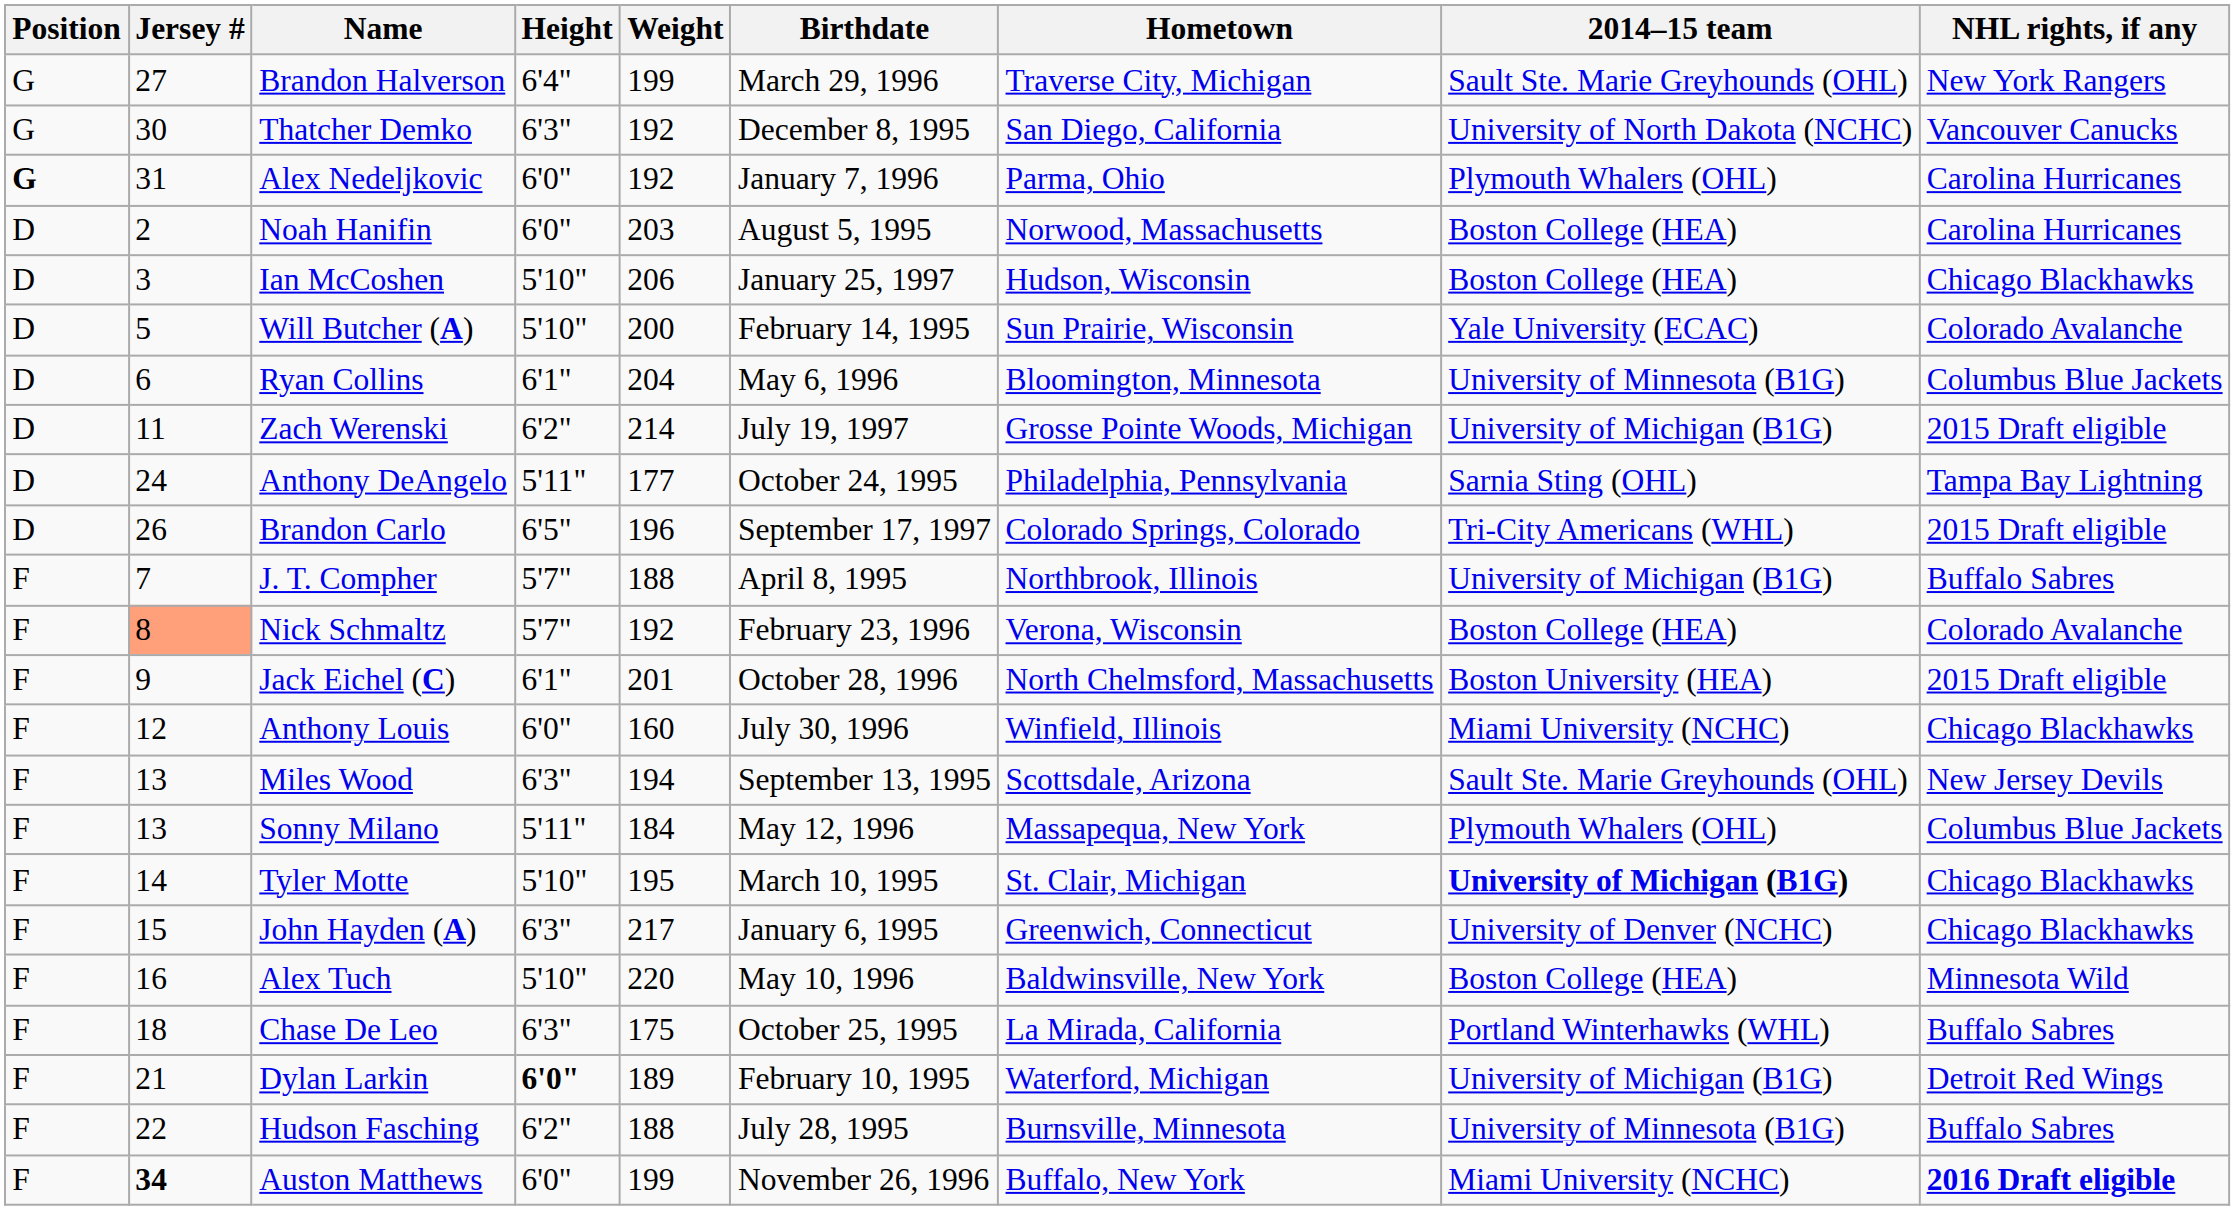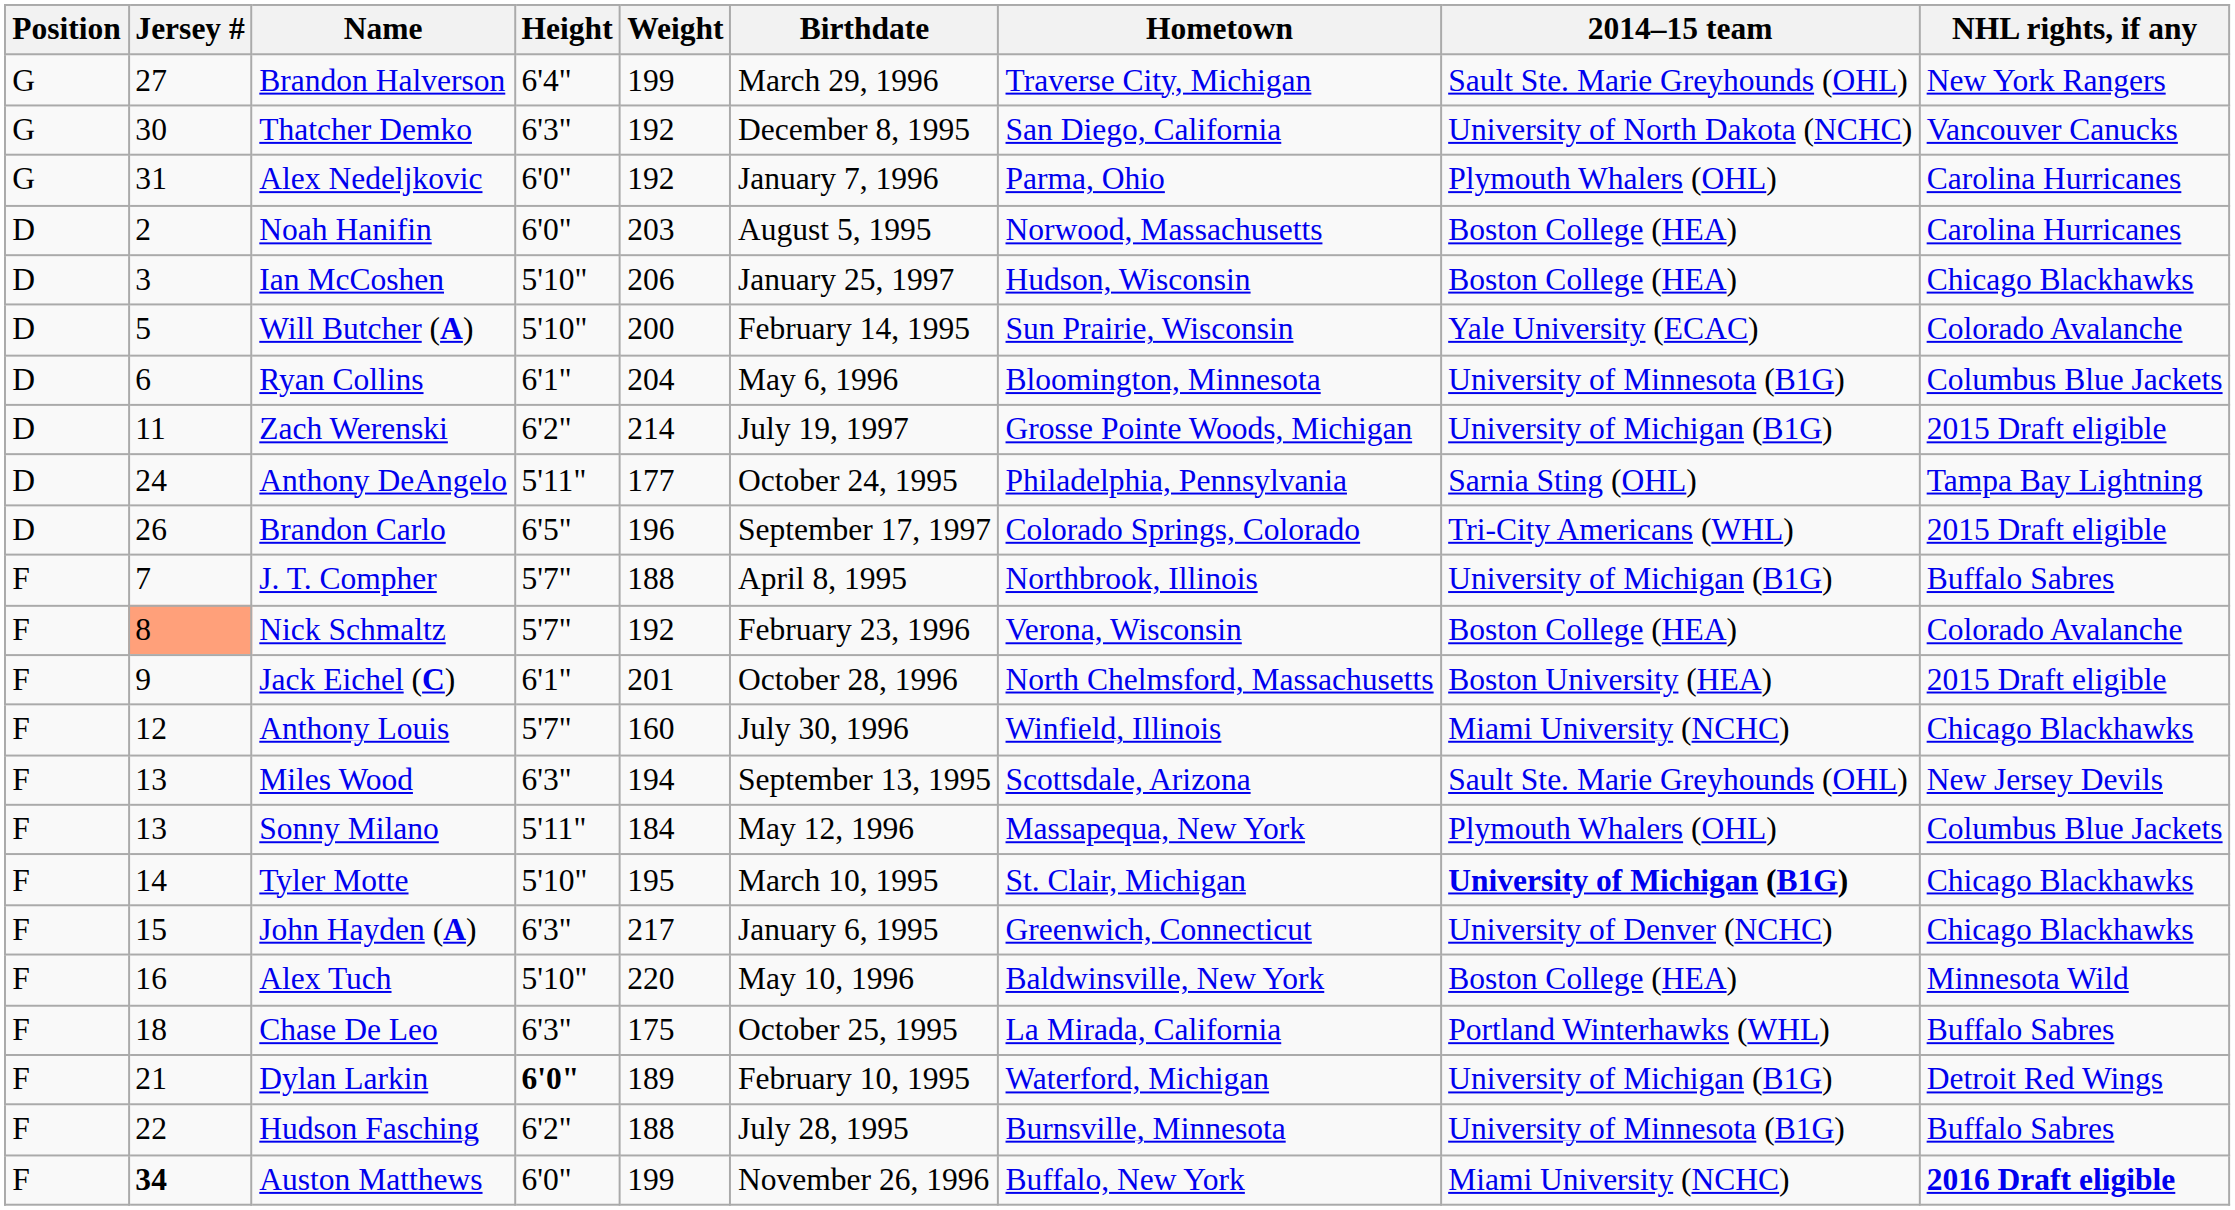(25, 179) bold -> (24, 179) normal
(547, 729) 6'0" -> (547, 729) 5'7"
